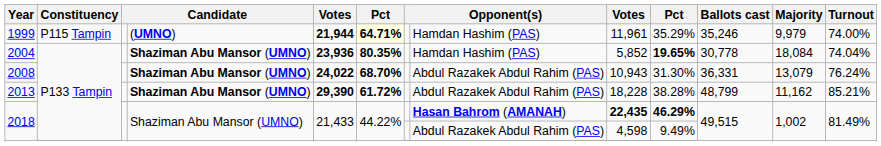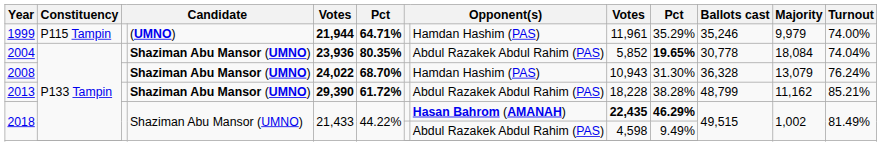(380, 34) lightyellow background -> (380, 34) no background
(476, 53) Hamdan Hashim (PAS) -> (508, 53) Abdul Razakek Abdul Rahim (PAS)
(508, 73) Abdul Razakek Abdul Rahim (PAS) -> (476, 73) Hamdan Hashim (PAS)
(719, 73) 36,331 -> (719, 73) 36,328
